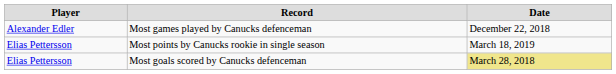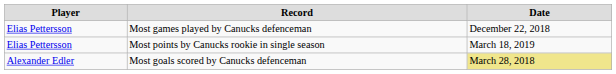(40, 28) Alexander Edler -> (39, 28) Elias Pettersson
(39, 61) Elias Pettersson -> (40, 61) Alexander Edler
